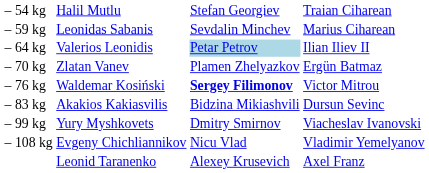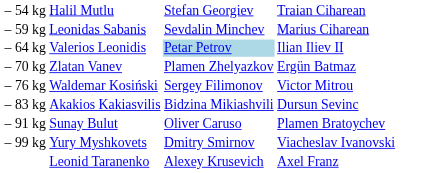(241, 86) bold -> (213, 86) normal
+ row: (25, 123)
- row: (29, 142)
